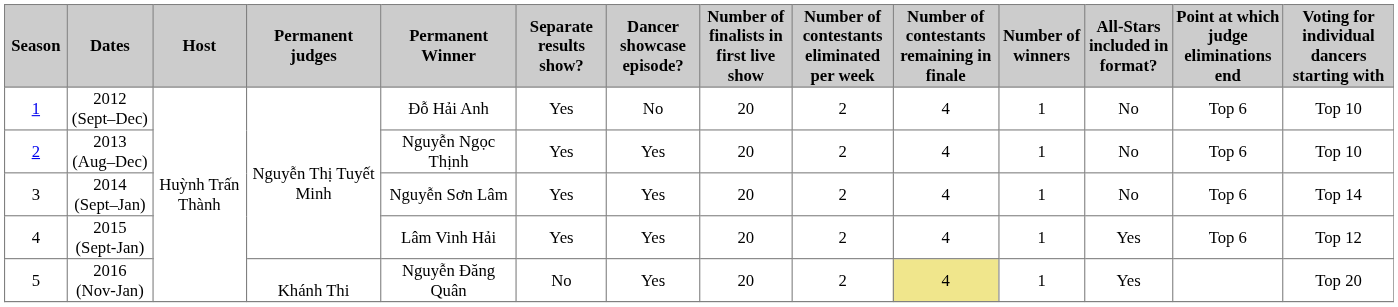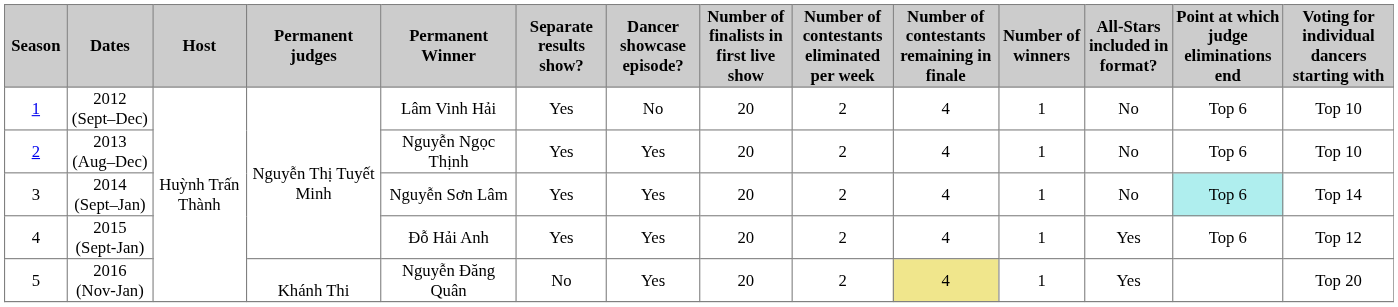(449, 108) Đỗ Hải Anh -> (449, 108) Lâm Vinh Hải
(1228, 194) no background -> (1228, 194) paleturquoise background
(449, 237) Lâm Vinh Hải -> (449, 237) Đỗ Hải Anh
